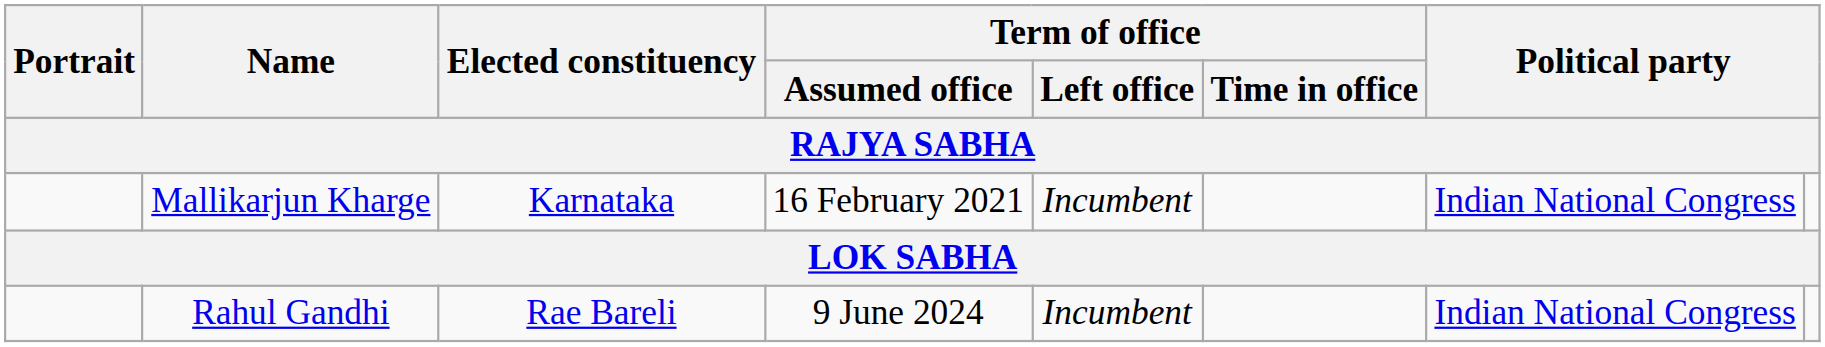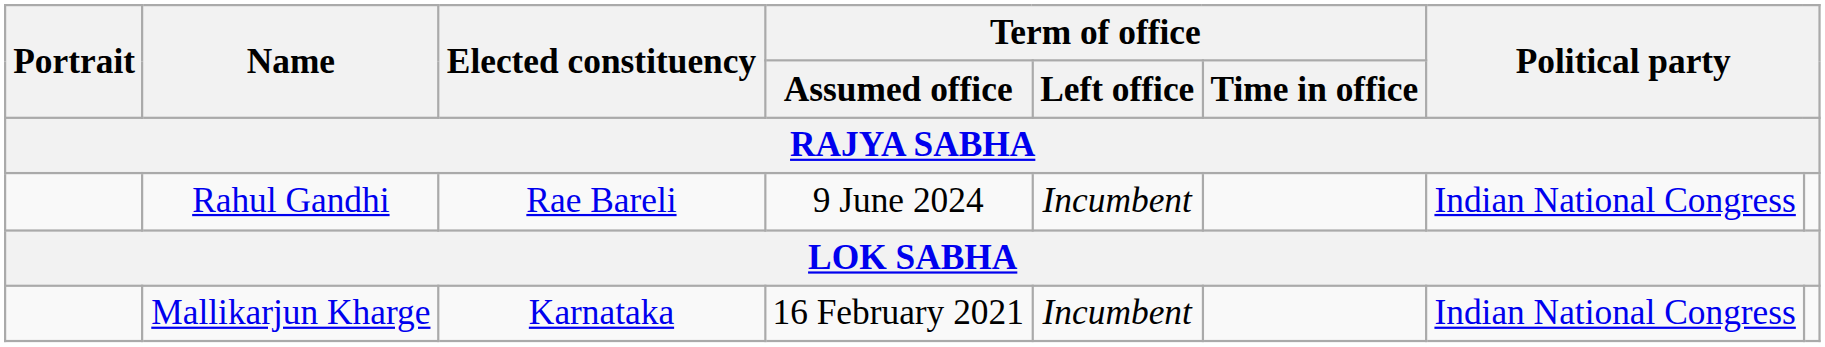rows swapped: (291, 200) <-> (291, 312)
